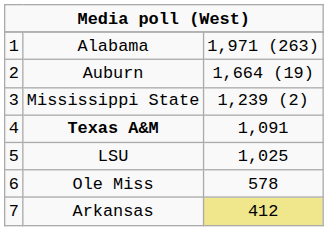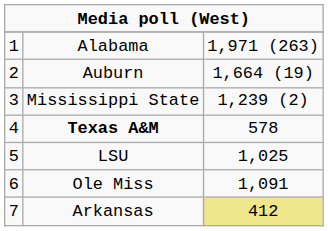(263, 129) 1,091 -> (263, 129) 578
(263, 184) 578 -> (263, 184) 1,091
